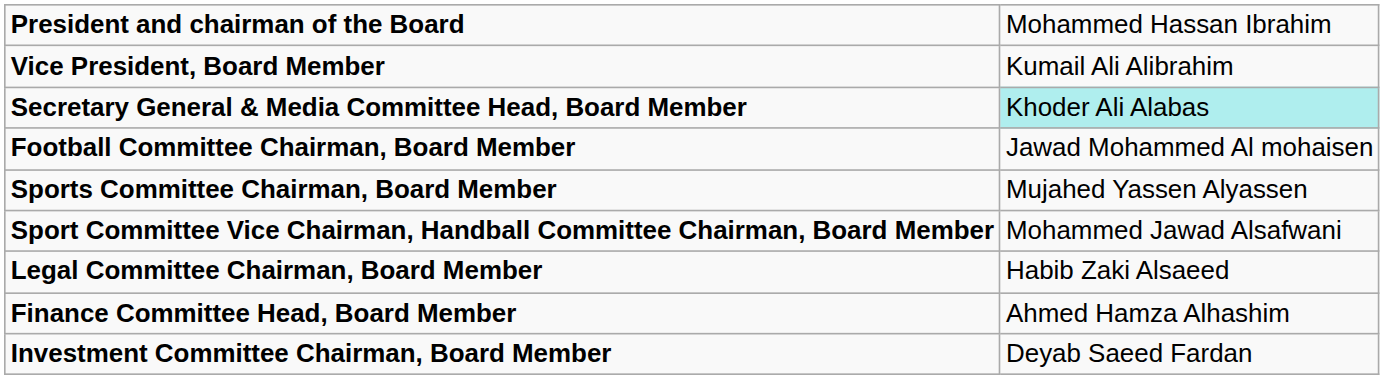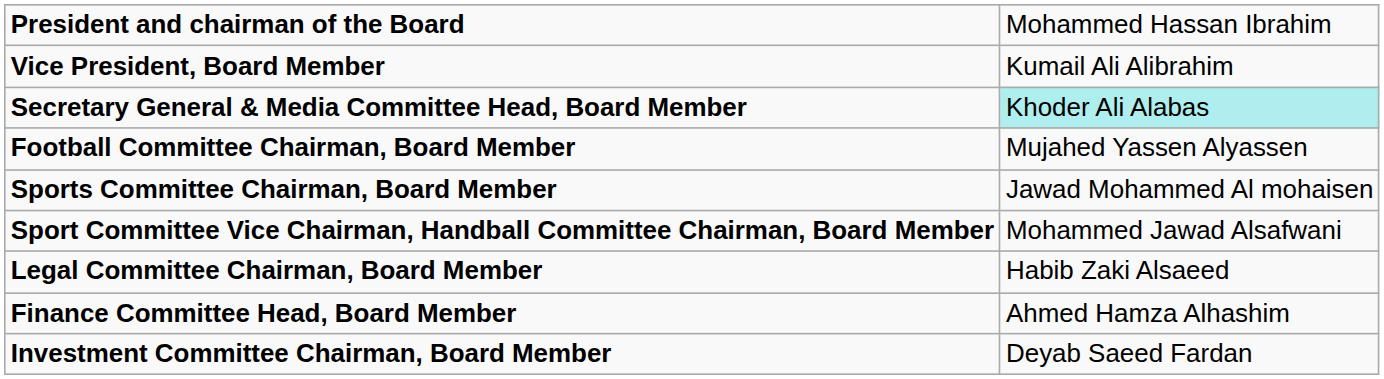(1190, 148) Jawad Mohammed Al mohaisen -> (1157, 148) Mujahed Yassen Alyassen
(1157, 189) Mujahed Yassen Alyassen -> (1190, 189) Jawad Mohammed Al mohaisen
